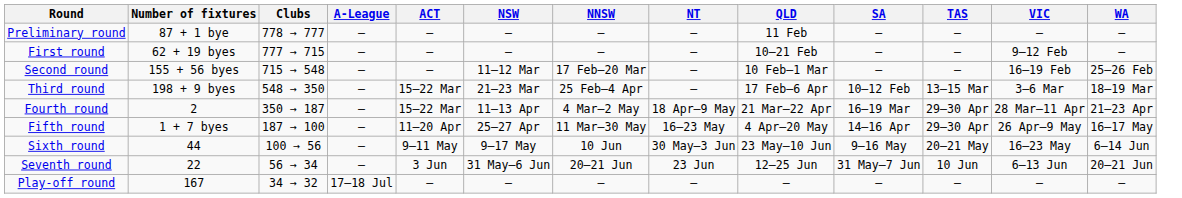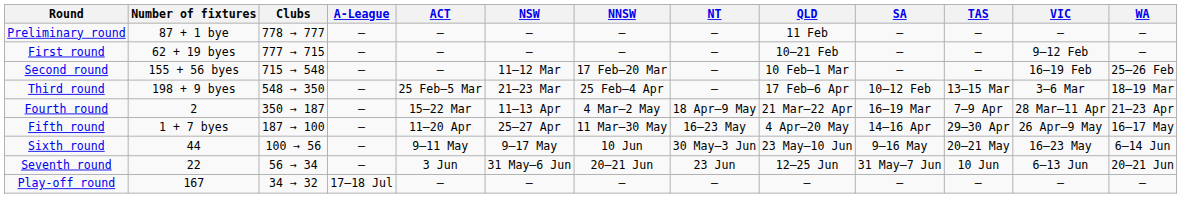(430, 89) 15–22 Mar -> (440, 89) 25 Feb–5 Mar
(957, 108) 29–30 Apr -> (978, 108) 7–9 Apr
